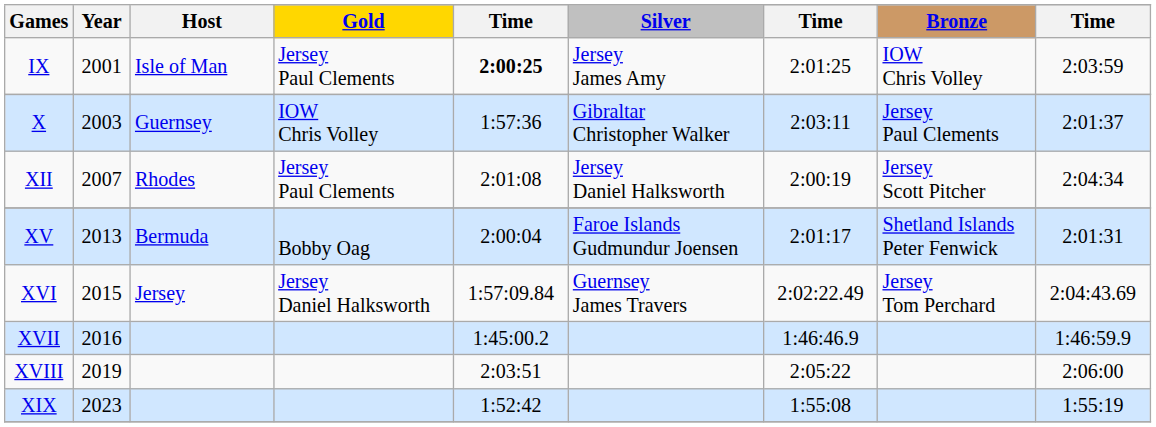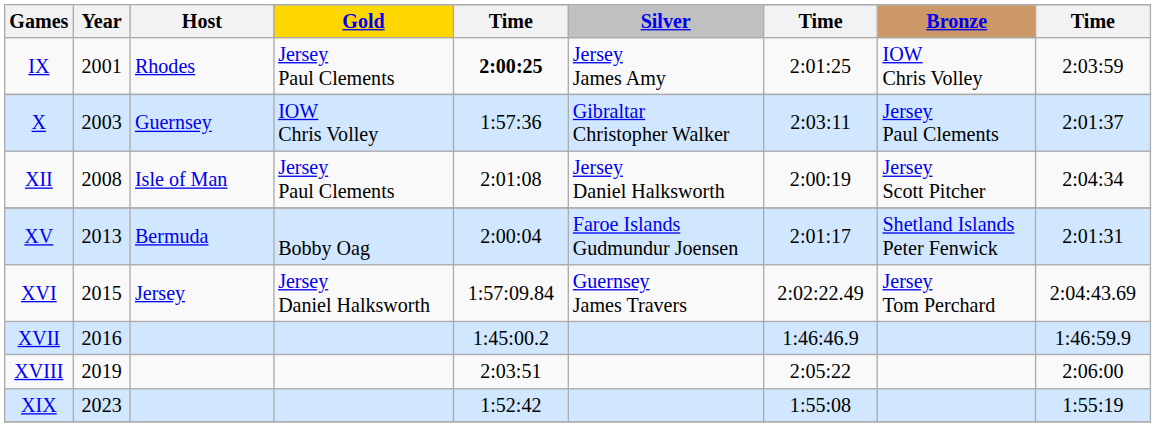(181, 66) Isle of Man -> (165, 66) Rhodes
(102, 179) 2007 -> (102, 179) 2008
(165, 179) Rhodes -> (181, 179) Isle of Man
